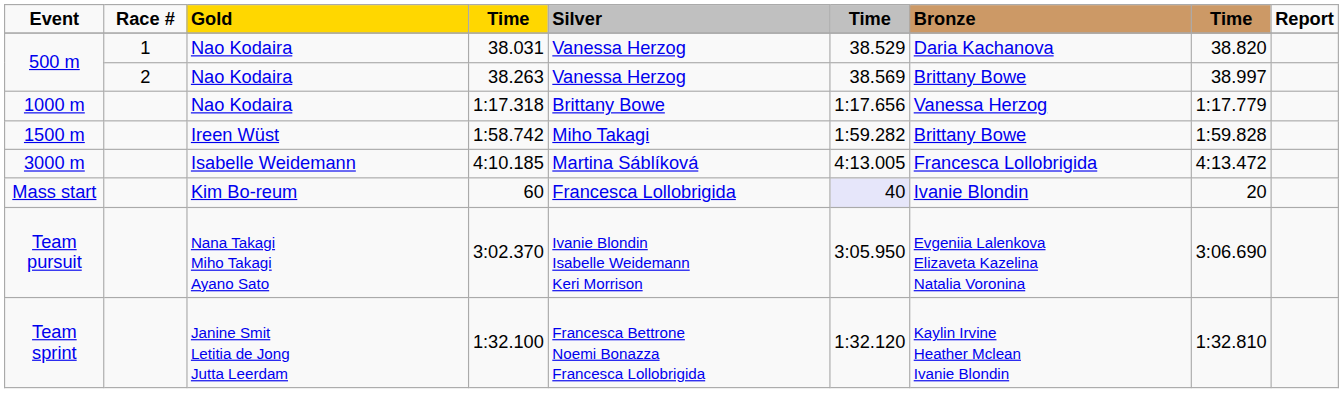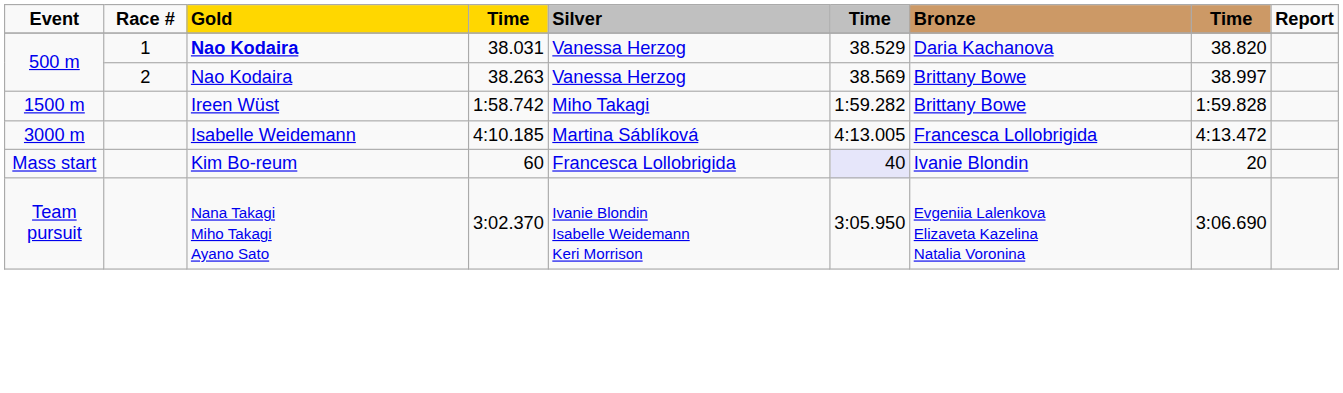(242, 47) normal -> (245, 47) bold
- row: (508, 105)
- row: (508, 342)
